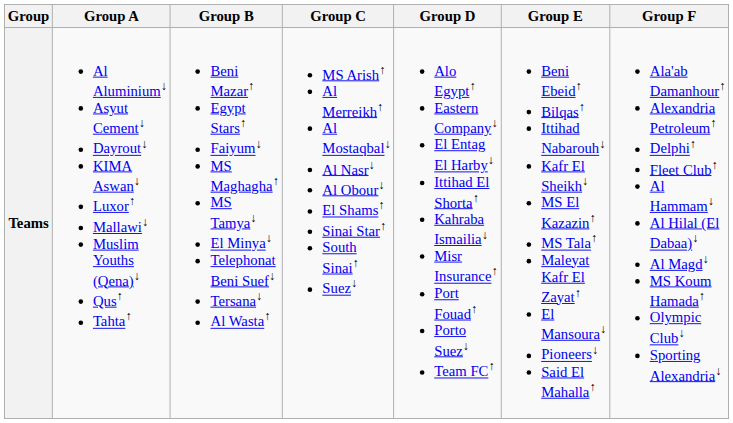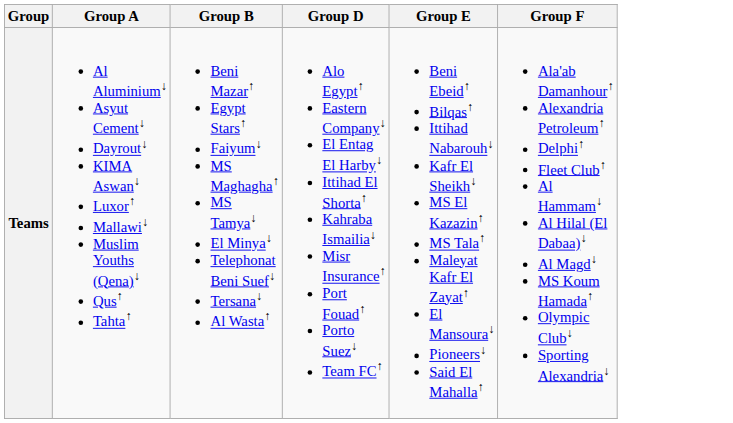- column: (338, 16)
